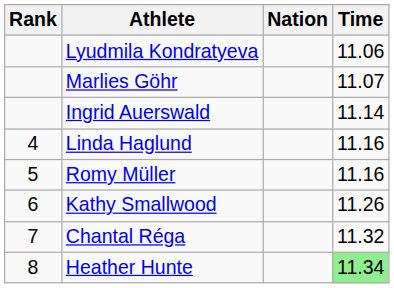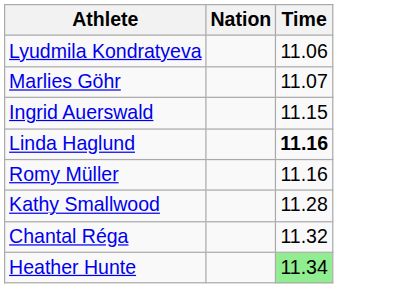- column: (33, 19)
(361, 112) 11.14 -> (304, 112) 11.15
(361, 143) normal -> (304, 143) bold
(361, 205) 11.26 -> (304, 205) 11.28
